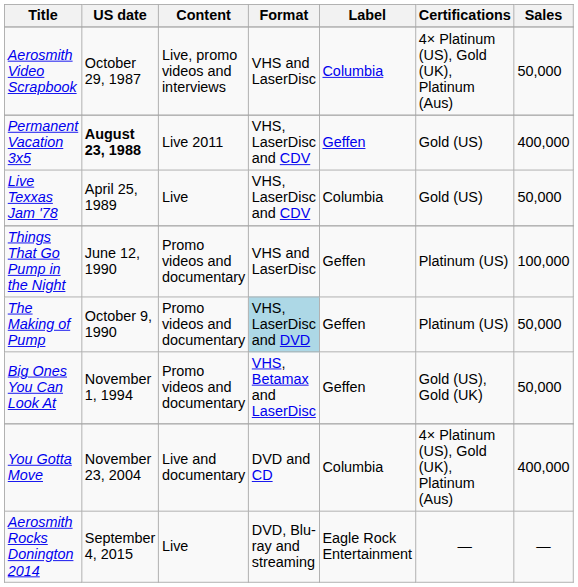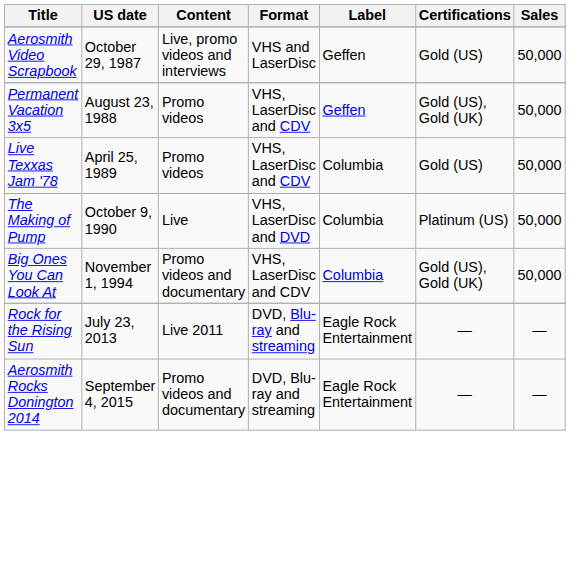(353, 71) Columbia -> (344, 54) Geffen
(457, 71) 4× Platinum (US), Gold (UK), Platinum (Aus) -> (451, 54) Gold (US)
(113, 142) bold -> (119, 110) normal
(193, 142) Live 2011 -> (183, 110) Promo videos
(451, 142) Gold (US) -> (453, 110) Gold (US), Gold (UK)
(543, 142) 400,000 -> (539, 110) 50,000
(175, 197) Live -> (183, 165) Promo videos
- row: (37, 261)
(204, 324) Promo videos and documentary -> (175, 220) Live
(284, 324) lightblue background -> (284, 220) no background
(344, 324) Geffen -> (353, 220) Columbia
(284, 387) VHS, Betamax and LaserDisc -> (284, 275) VHS, LaserDisc and CDV
(344, 387) Geffen -> (353, 275) Columbia
- row: (40, 467)
+ row: (40, 331)
(175, 546) Live -> (204, 394) Promo videos and documentary
